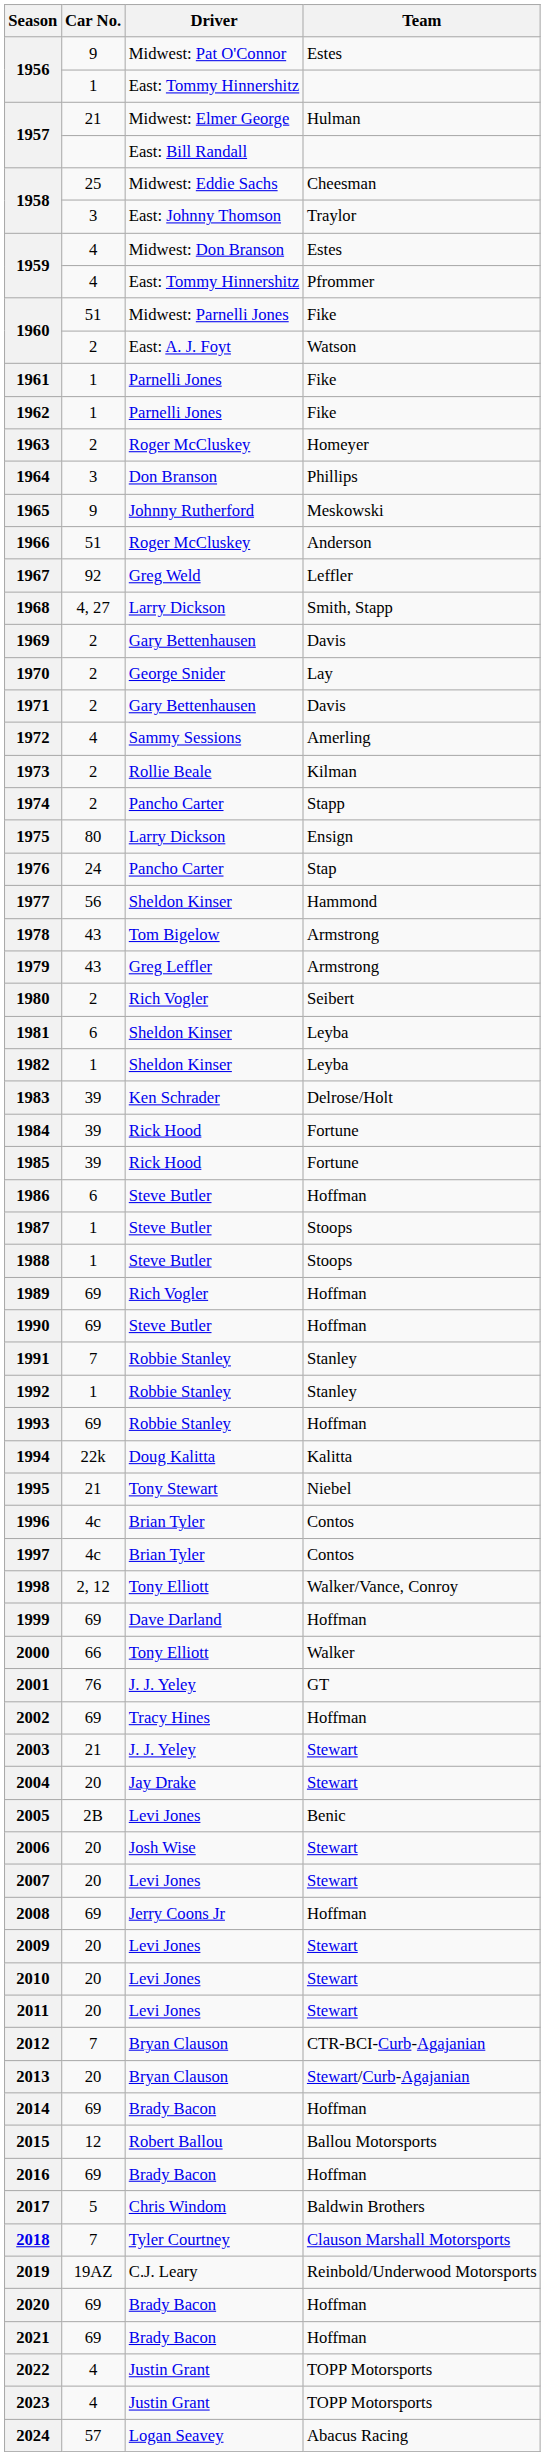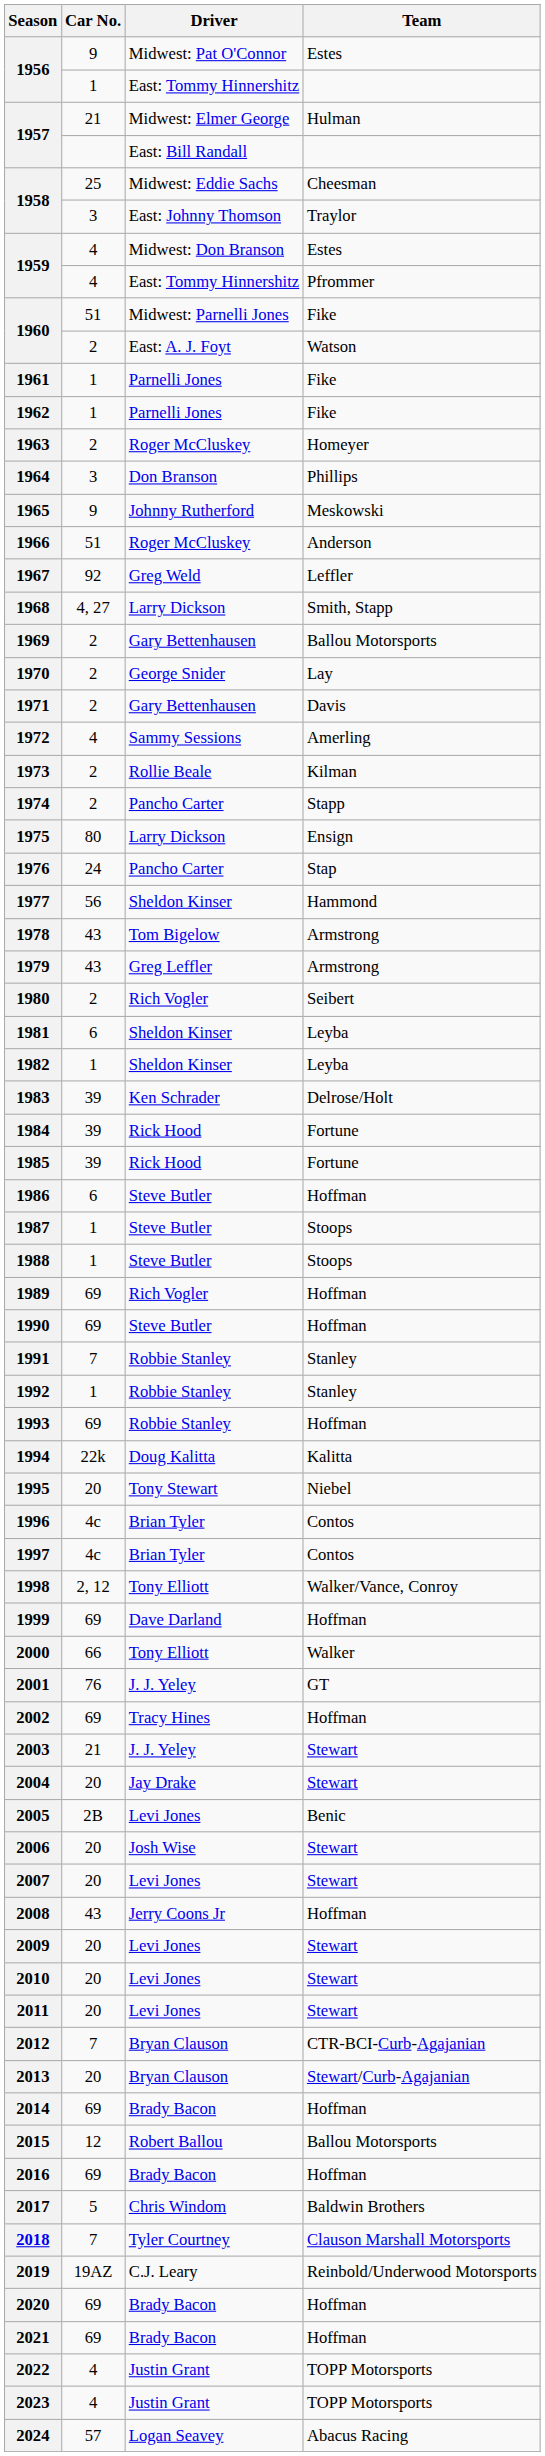(326, 640) Davis -> (372, 640) Ballou Motorsports
(93, 1489) 21 -> (93, 1489) 20
(93, 1913) 69 -> (93, 1913) 43
